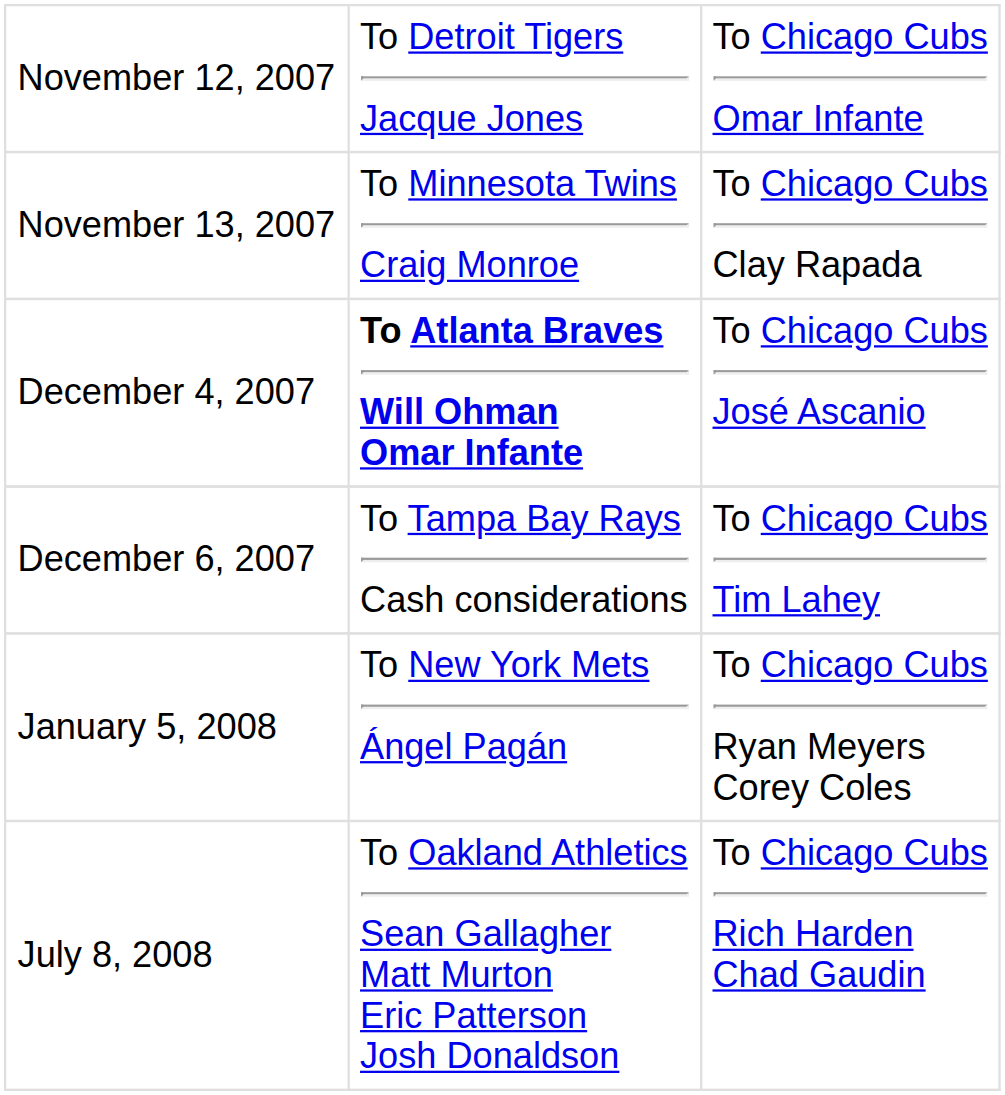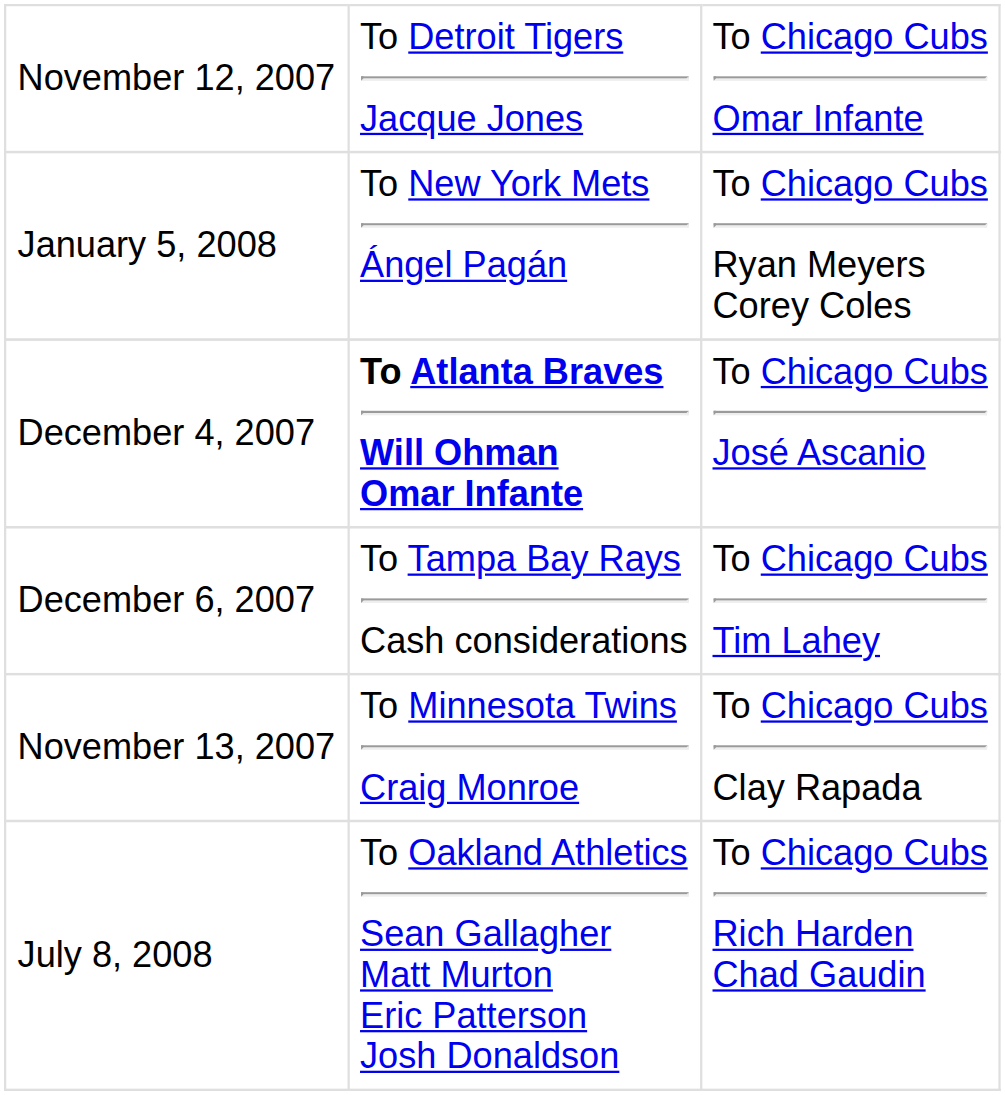rows swapped: (176, 224) <-> (147, 726)
